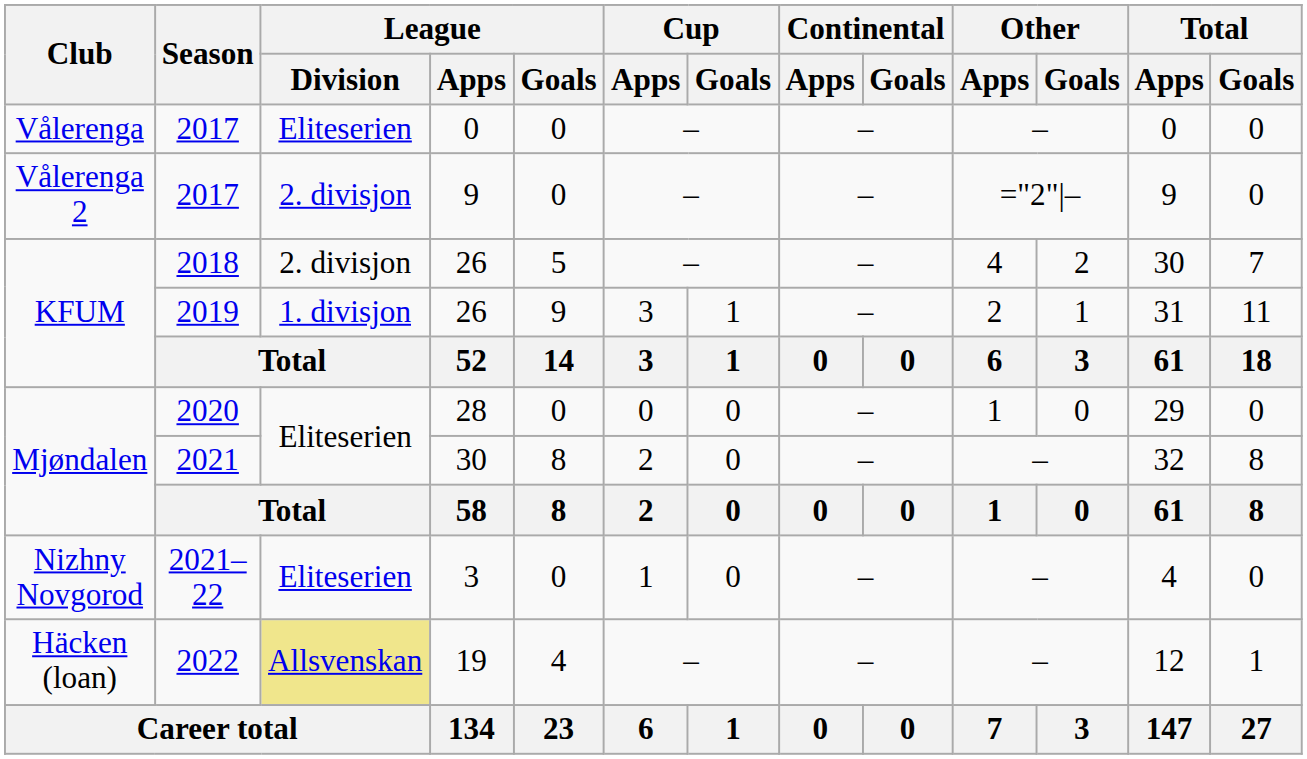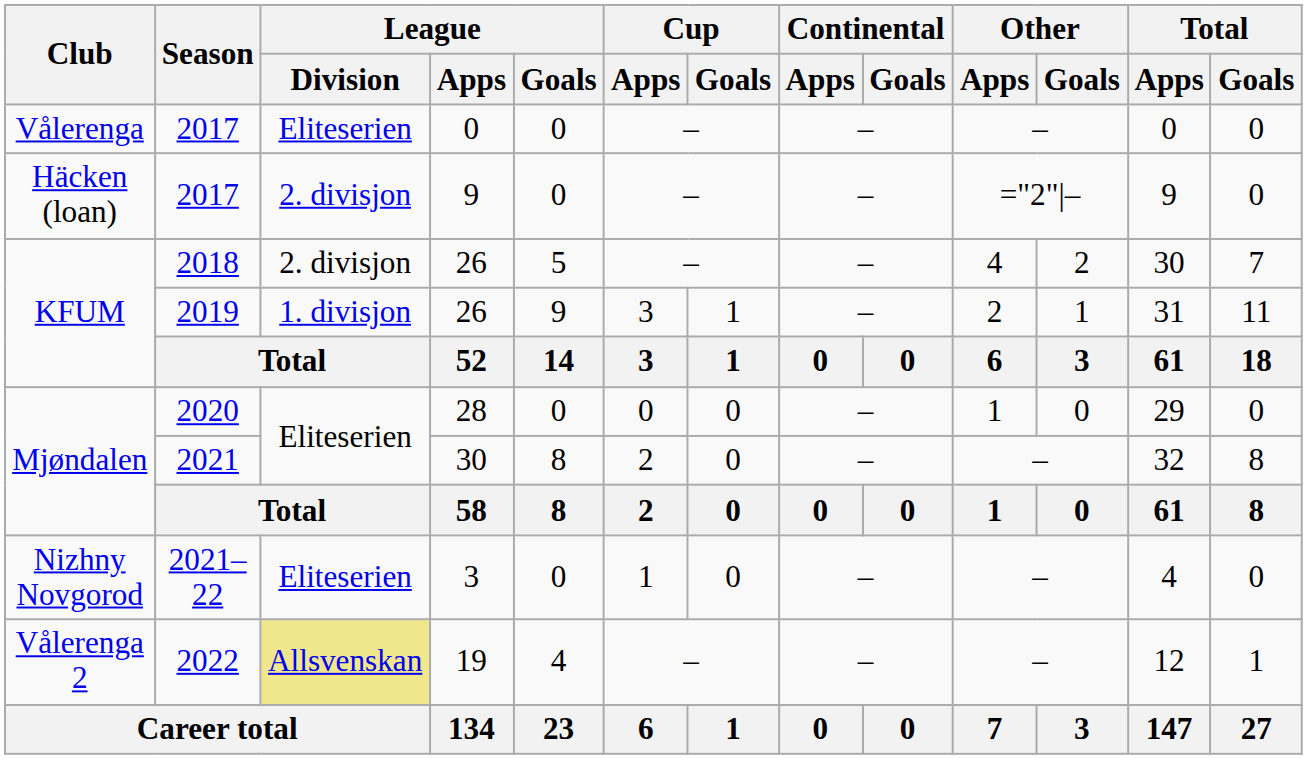(80, 195) Vålerenga 2 -> (80, 195) Häcken (loan)
(80, 661) Häcken (loan) -> (80, 661) Vålerenga 2
